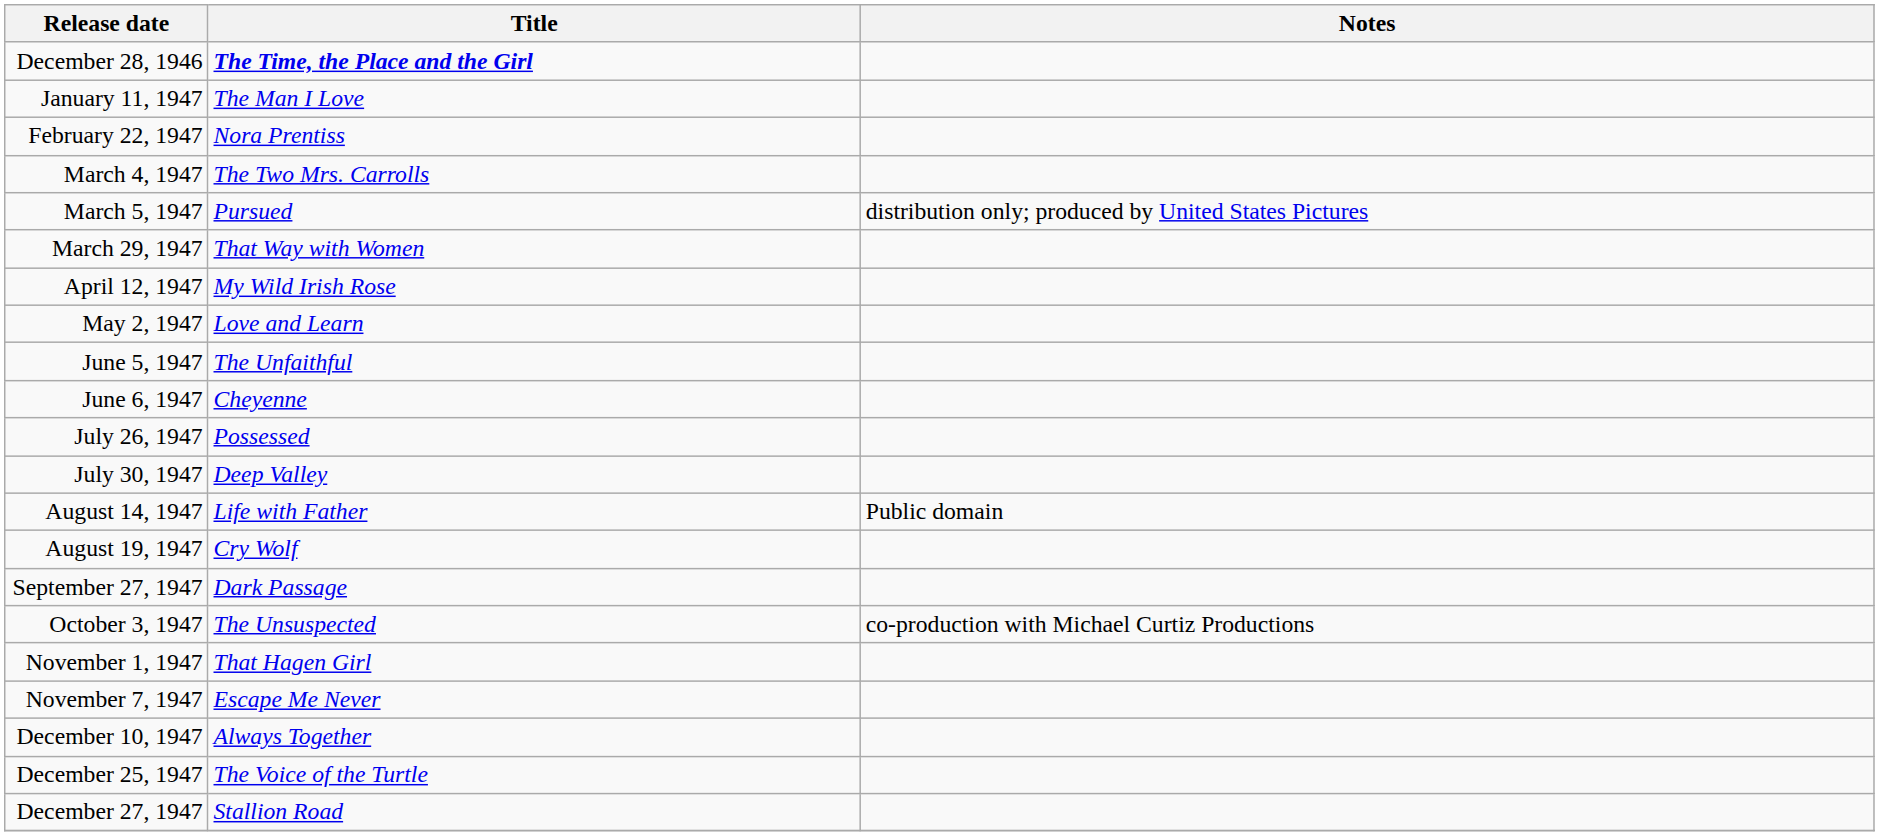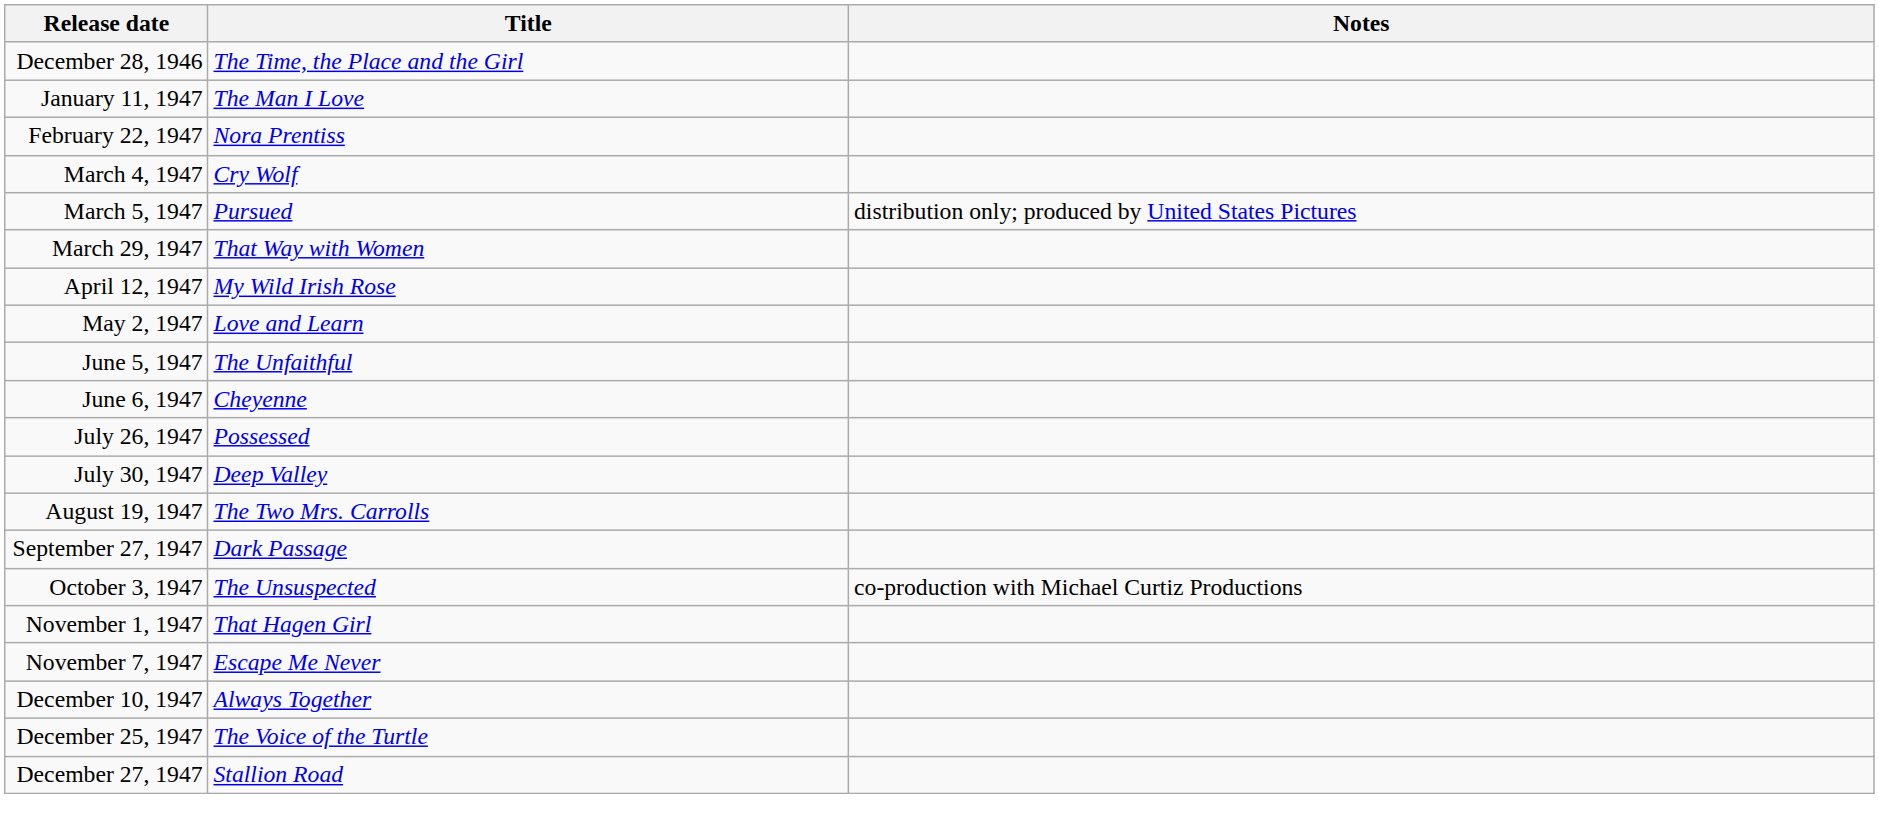(373, 60) bold -> (368, 60) normal
(321, 173) The Two Mrs. Carrolls -> (256, 173) Cry Wolf
- row: (124, 511)
(256, 549) Cry Wolf -> (321, 511) The Two Mrs. Carrolls
